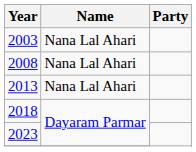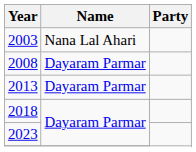(90, 63) Nana Lal Ahari -> (95, 63) Dayaram Parmar
(90, 87) Nana Lal Ahari -> (95, 87) Dayaram Parmar
